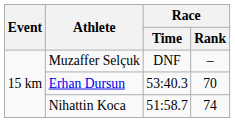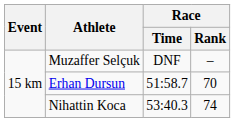(167, 83) 53:40.3 -> (167, 83) 51:58.7
(167, 106) 51:58.7 -> (167, 106) 53:40.3
